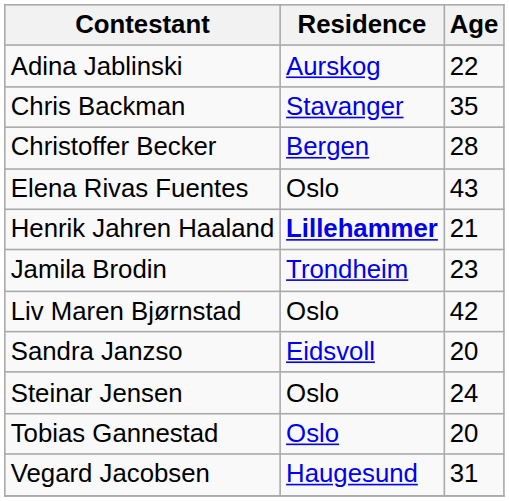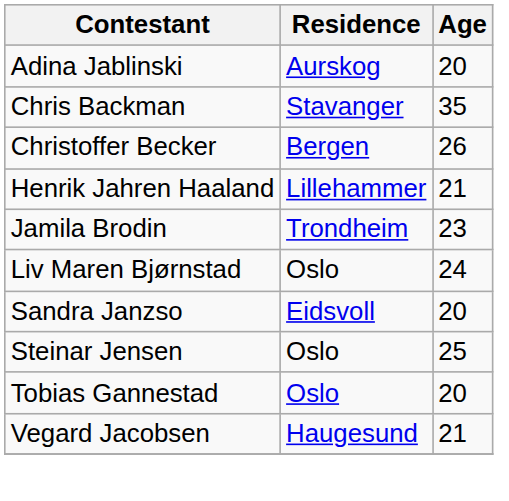(464, 65) 22 -> (453, 65) 20
(464, 147) 28 -> (453, 147) 26
- row: (130, 188)
(362, 229) bold -> (356, 188) normal
(464, 310) 42 -> (453, 270) 24
(464, 392) 24 -> (453, 351) 25
(464, 474) 31 -> (453, 433) 21
